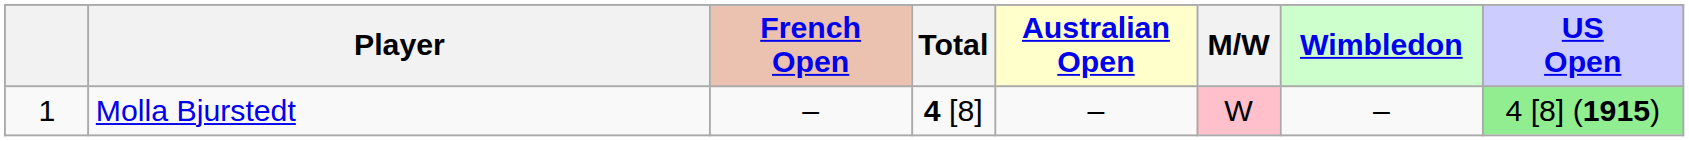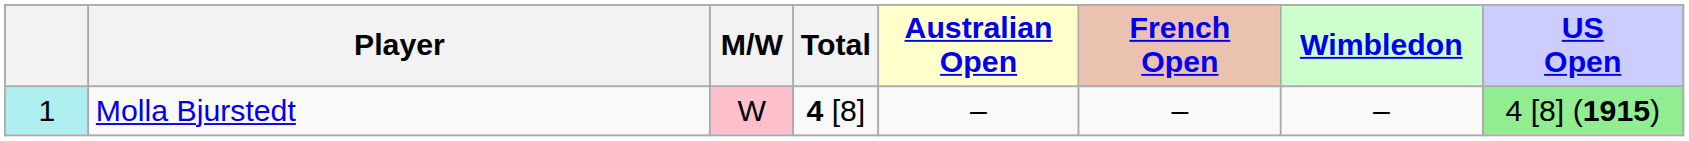columns swapped: (1239, 45) <-> (811, 45)
(47, 110) no background -> (47, 110) paleturquoise background
